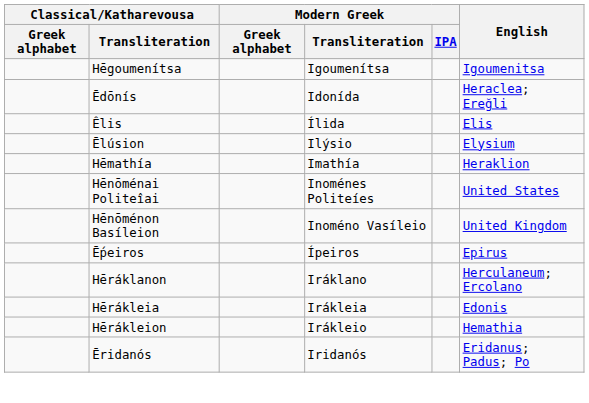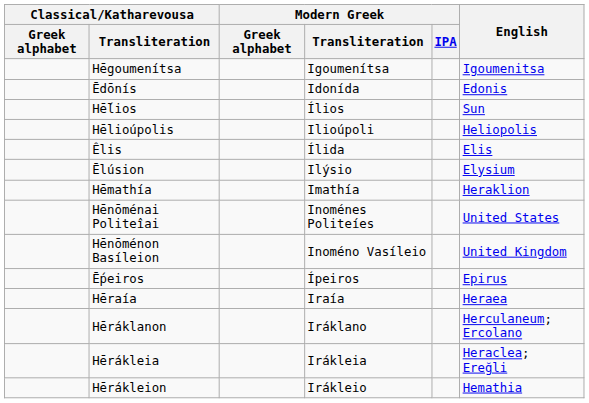(496, 96) Heraclea; Ereğli -> (485, 89) Edonis
+ row: (114, 109)
+ row: (133, 129)
+ row: (114, 299)
(485, 307) Edonis -> (496, 360) Heraclea; Ereğli
- row: (122, 355)
